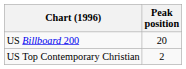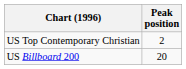rows swapped: (43, 40) <-> (73, 56)
